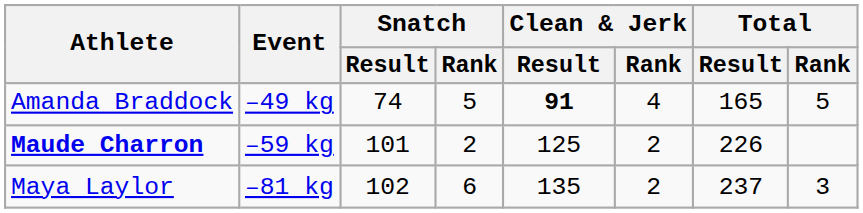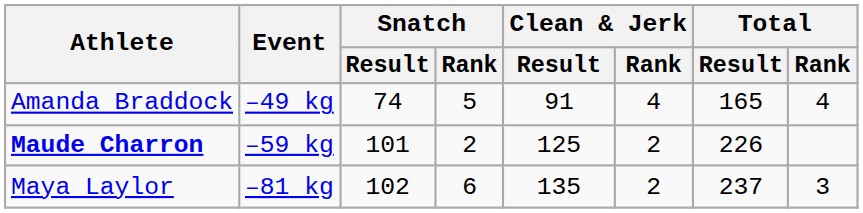(559, 104) bold -> (559, 104) normal
(823, 104) 5 -> (823, 104) 4
